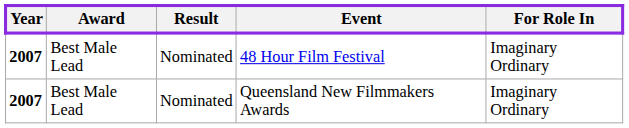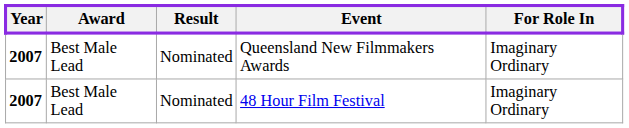rows swapped: (337, 100) <-> (312, 56)
